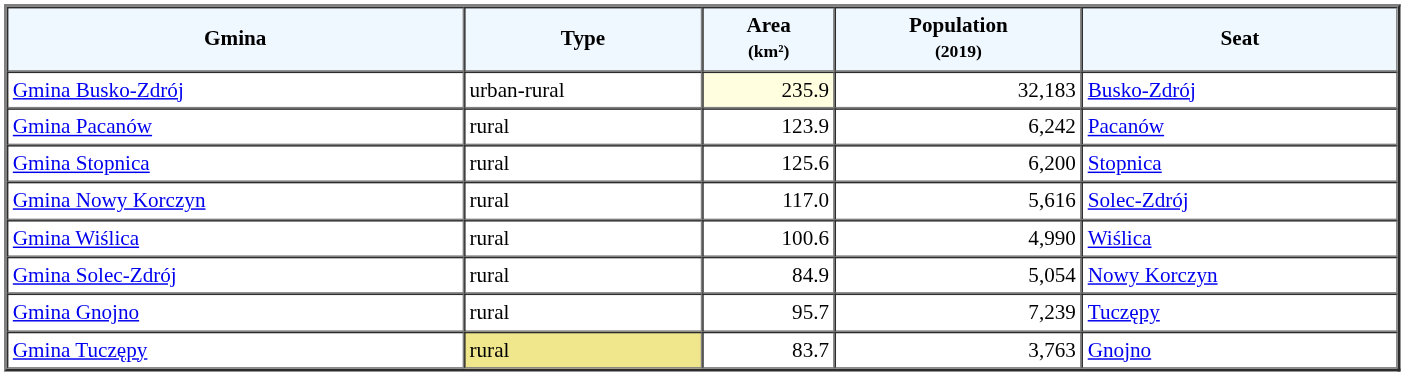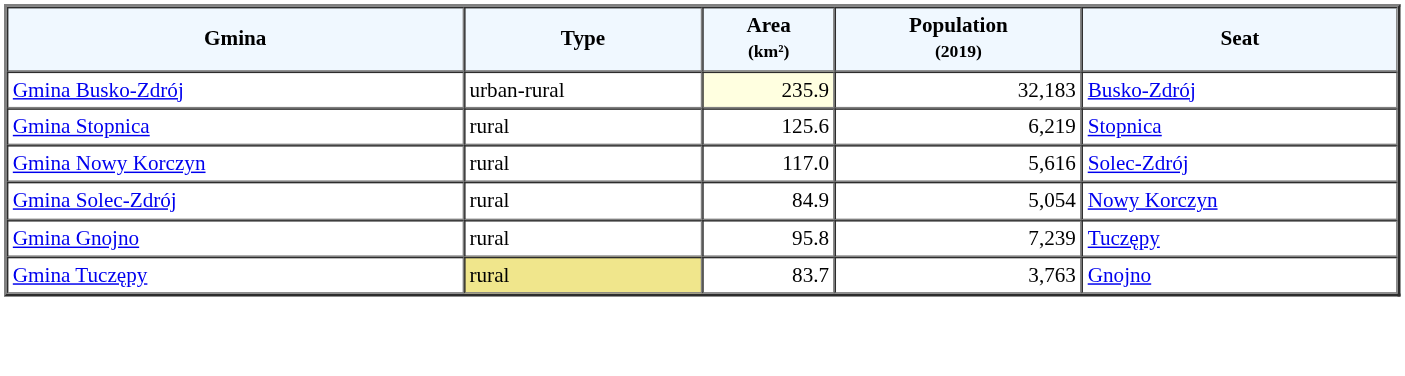- row: (82, 126)
(1052, 163) 6,200 -> (1052, 126) 6,219
- row: (76, 237)
(811, 312) 95.7 -> (811, 237) 95.8
